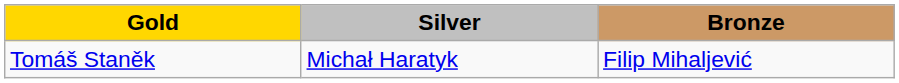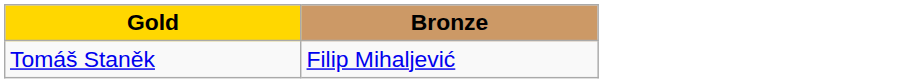- column: (450, 22)
